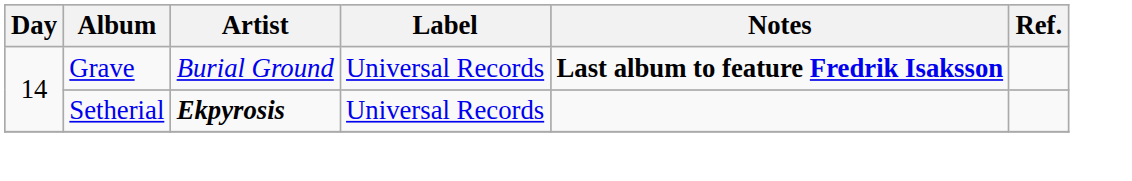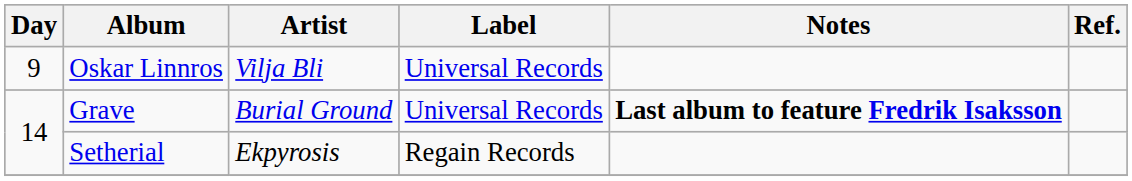+ row: (146, 68)
(231, 110) bold -> (287, 152) normal
(445, 110) Universal Records -> (490, 152) Regain Records
